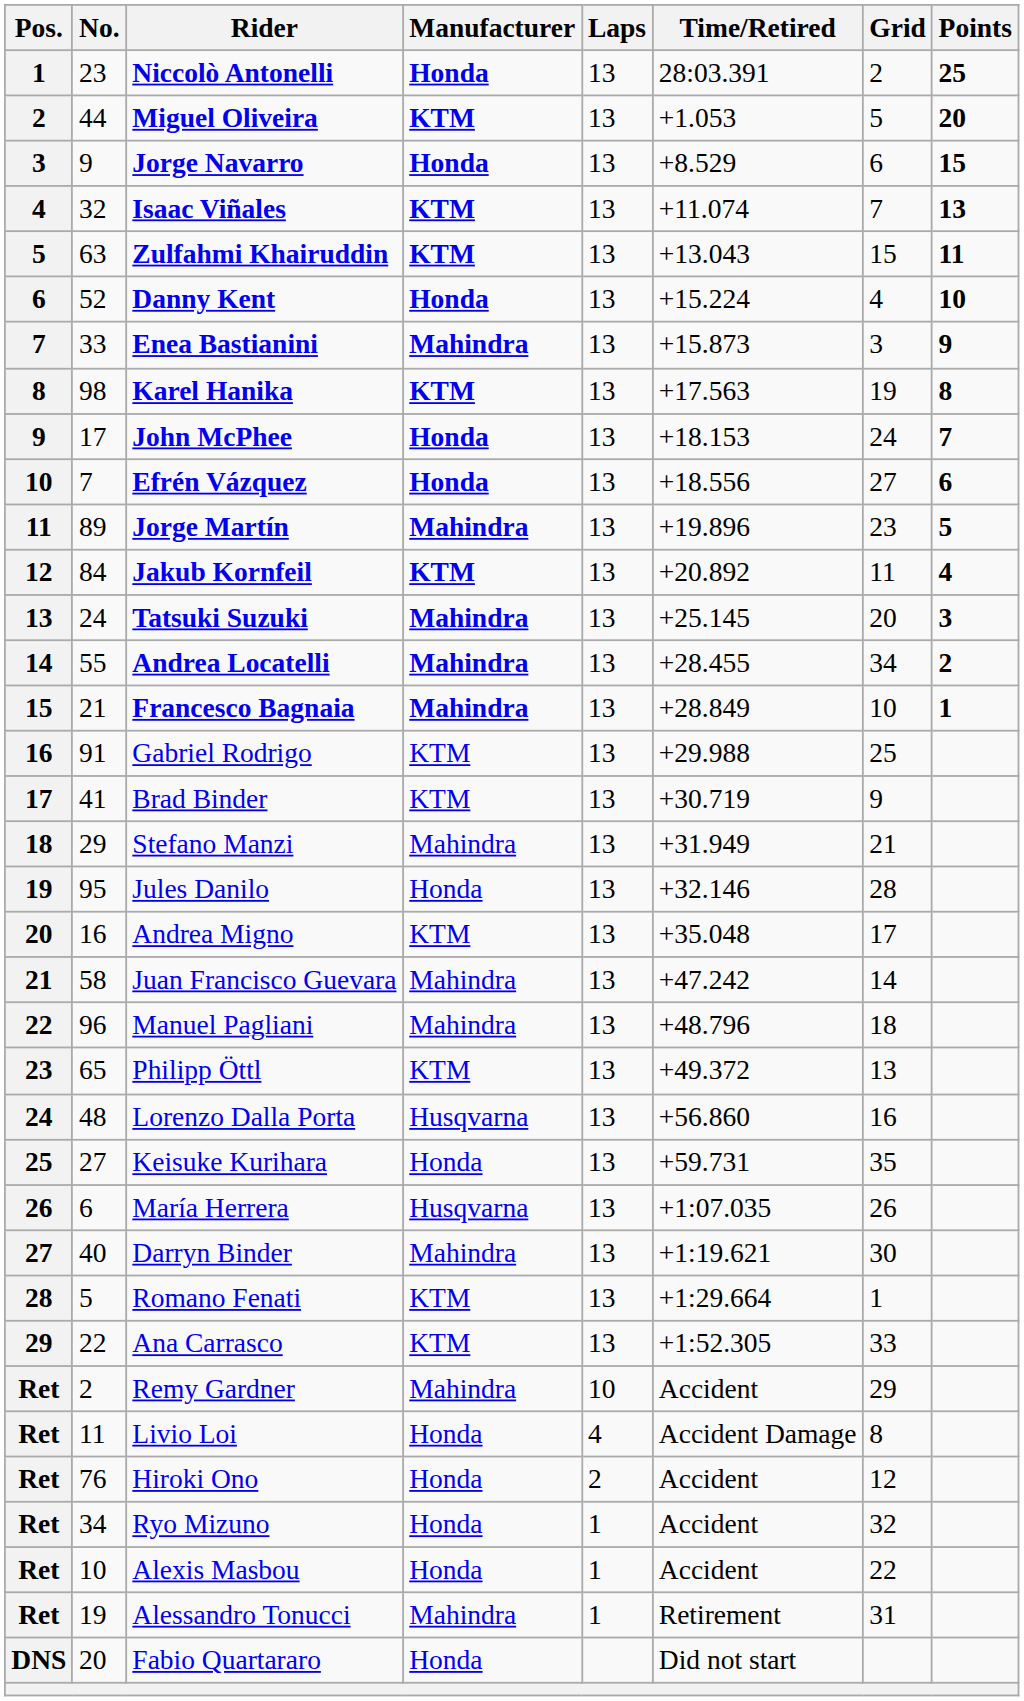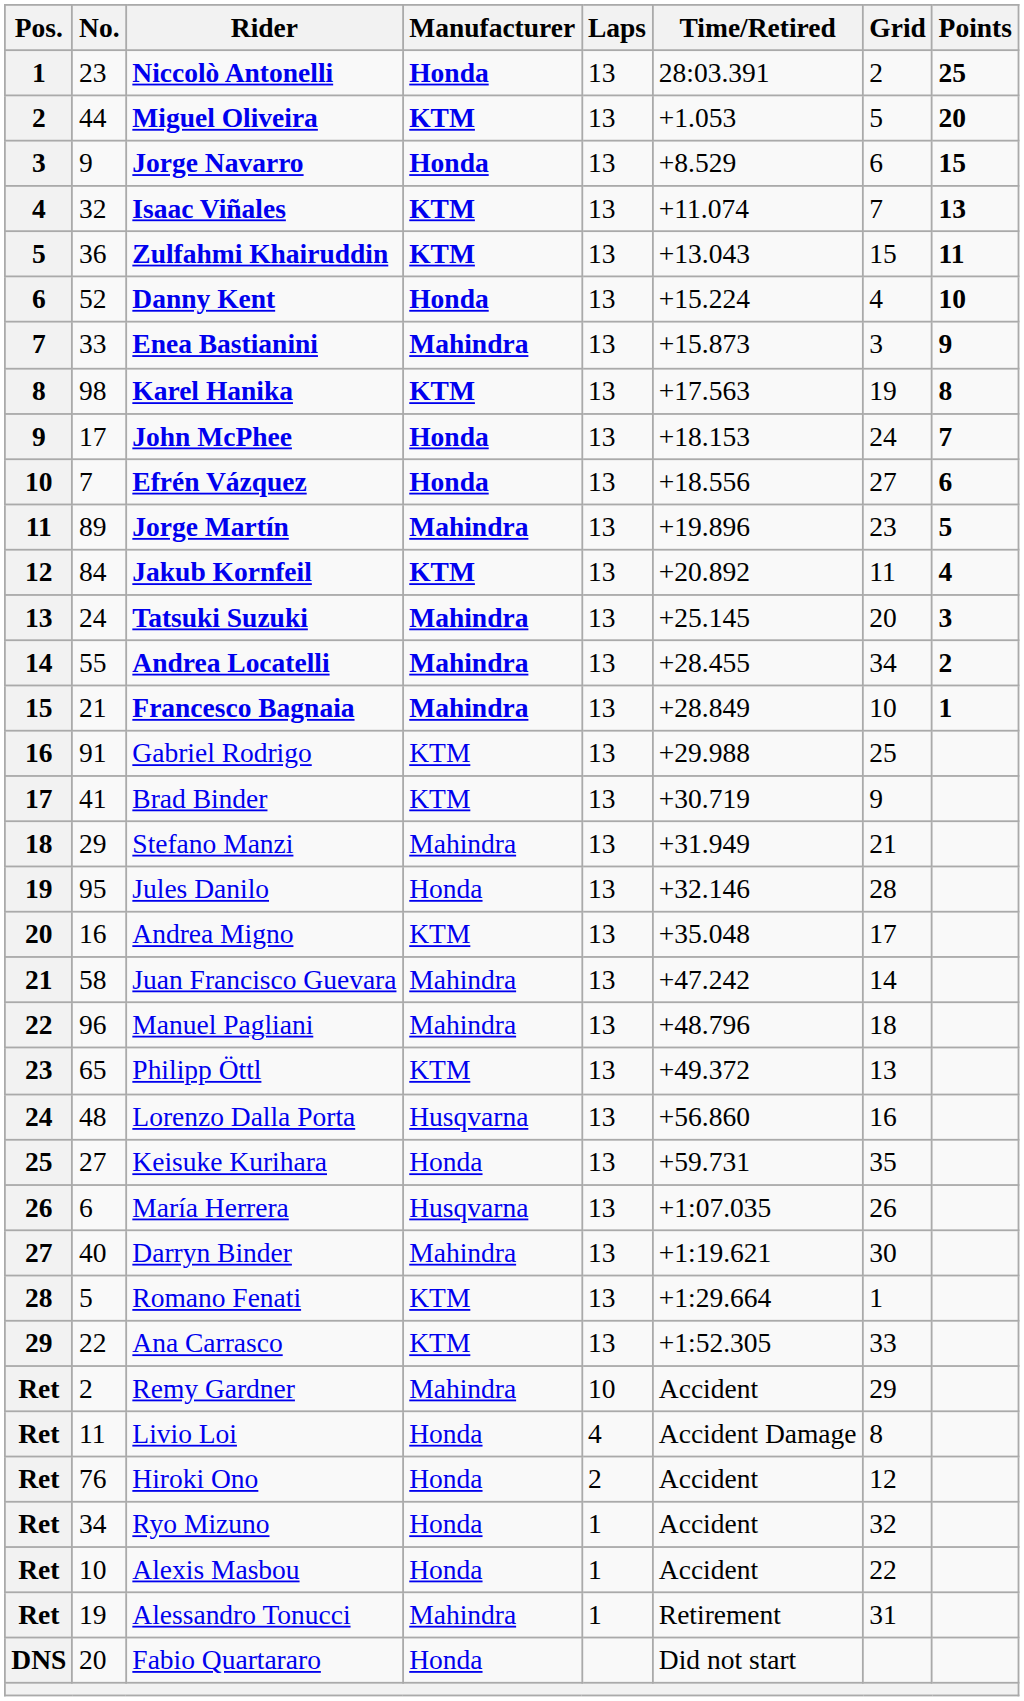(93, 254) 63 -> (93, 254) 36
